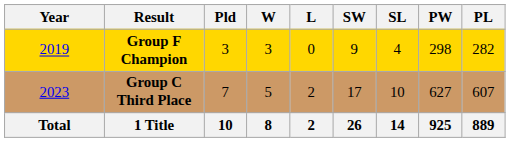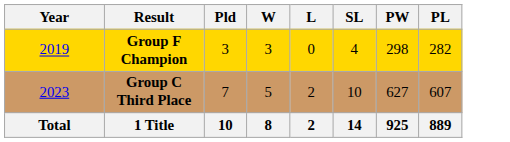- column: (354, 17)
